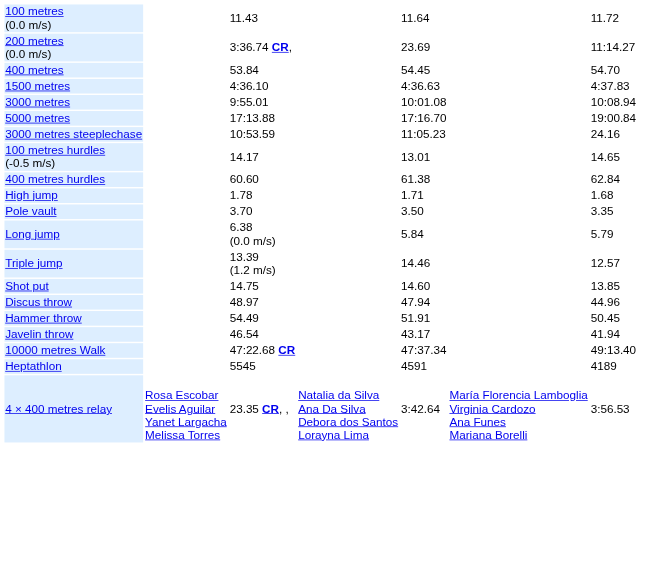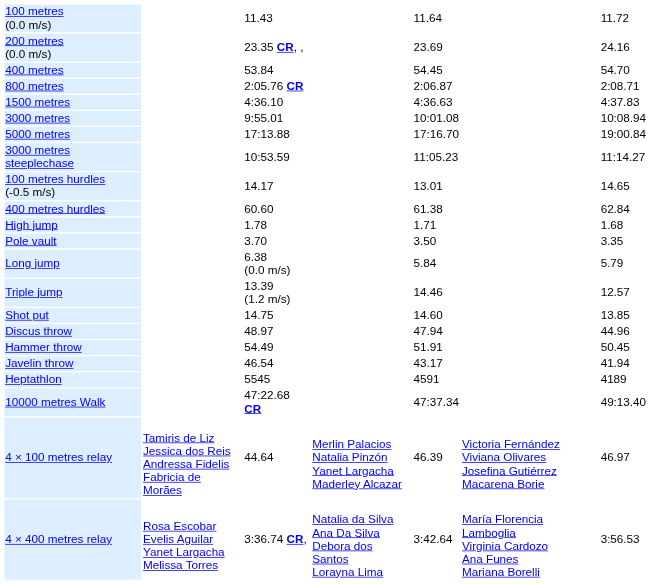(261, 47) 3:36.74 CR, -> (274, 47) 23.35 CR, ,
(613, 47) 11:14.27 -> (615, 47) 24.16
+ row: (34, 86)
(605, 134) 24.16 -> (623, 157) 11:14.27
rows swapped: (33, 366) <-> (55, 350)
+ row: (59, 457)
(259, 409) 23.35 CR, , -> (276, 539) 3:36.74 CR,
